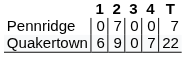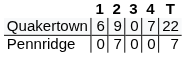rows swapped: (47, 43) <-> (41, 26)
